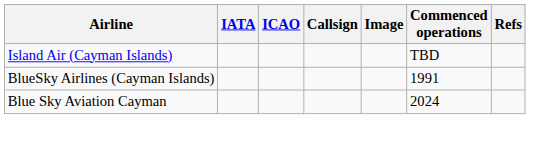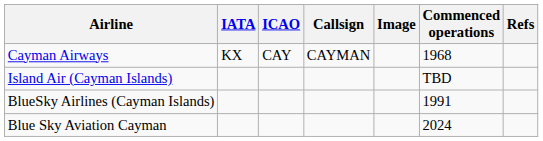+ row: (58, 55)
